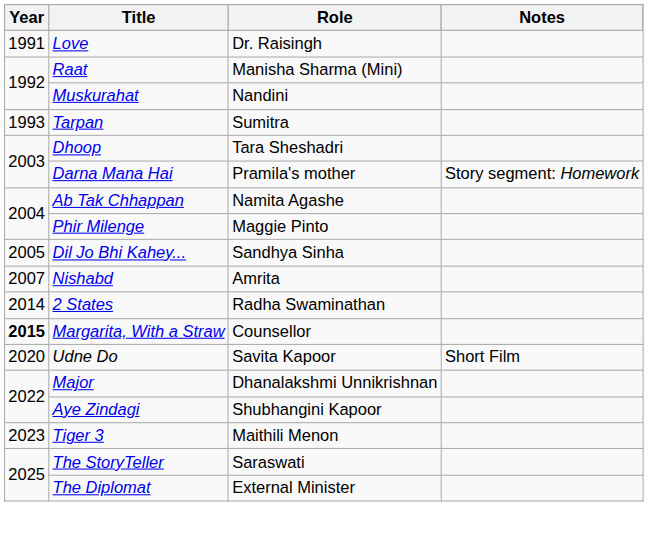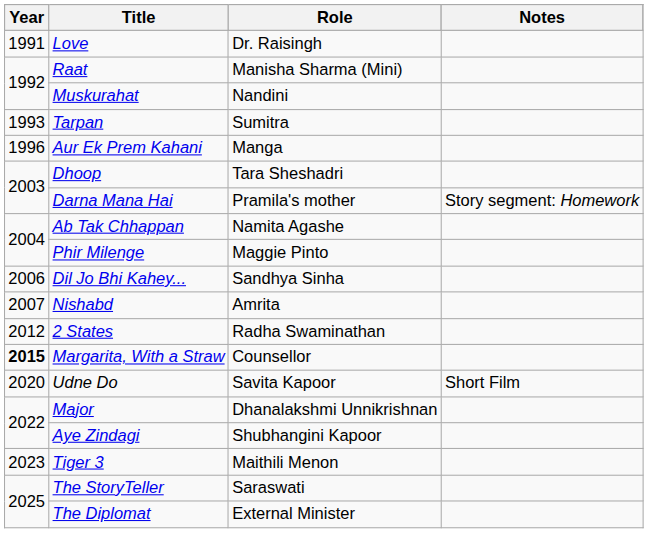+ row: (127, 148)
(27, 252) 2005 -> (27, 278) 2006
(27, 305) 2014 -> (27, 331) 2012
